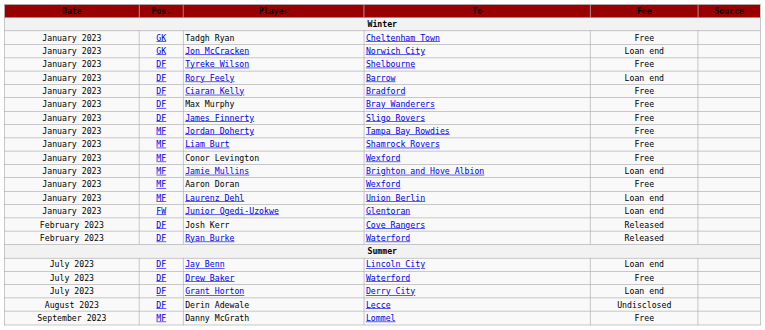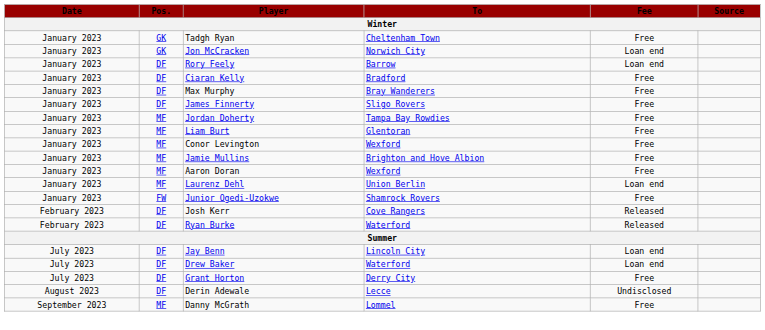- row: (217, 64)
(403, 144) Shamrock Rovers -> (388, 131) Glentoran
(644, 171) Loan end -> (644, 158) Free
(388, 211) Glentoran -> (403, 198) Shamrock Rovers
(644, 211) Loan end -> (644, 198) Free
(644, 278) Free -> (644, 265) Loan end
(644, 291) Loan end -> (644, 278) Free
